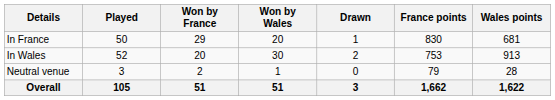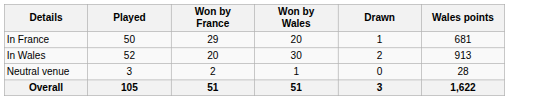- column: (434, 18)
